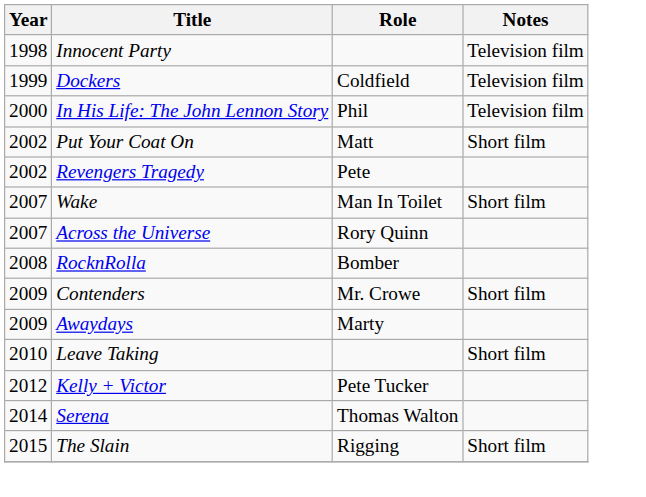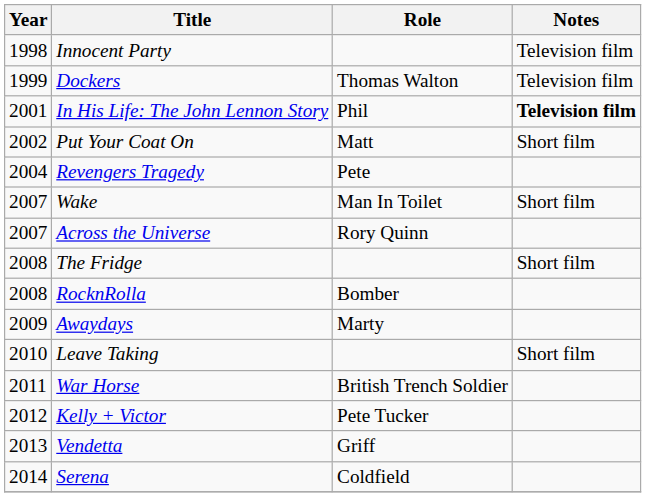(373, 80) Coldfield -> (398, 80) Thomas Walton
(28, 111) 2000 -> (28, 111) 2001
(526, 111) normal -> (576, 111) bold
(28, 171) 2002 -> (28, 171) 2004
+ row: (99, 263)
- row: (101, 293)
+ row: (98, 385)
+ row: (89, 446)
(398, 415) Thomas Walton -> (373, 476) Coldfield
- row: (93, 446)
